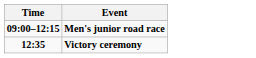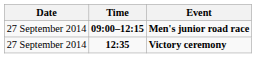+ column: (46, 12)
